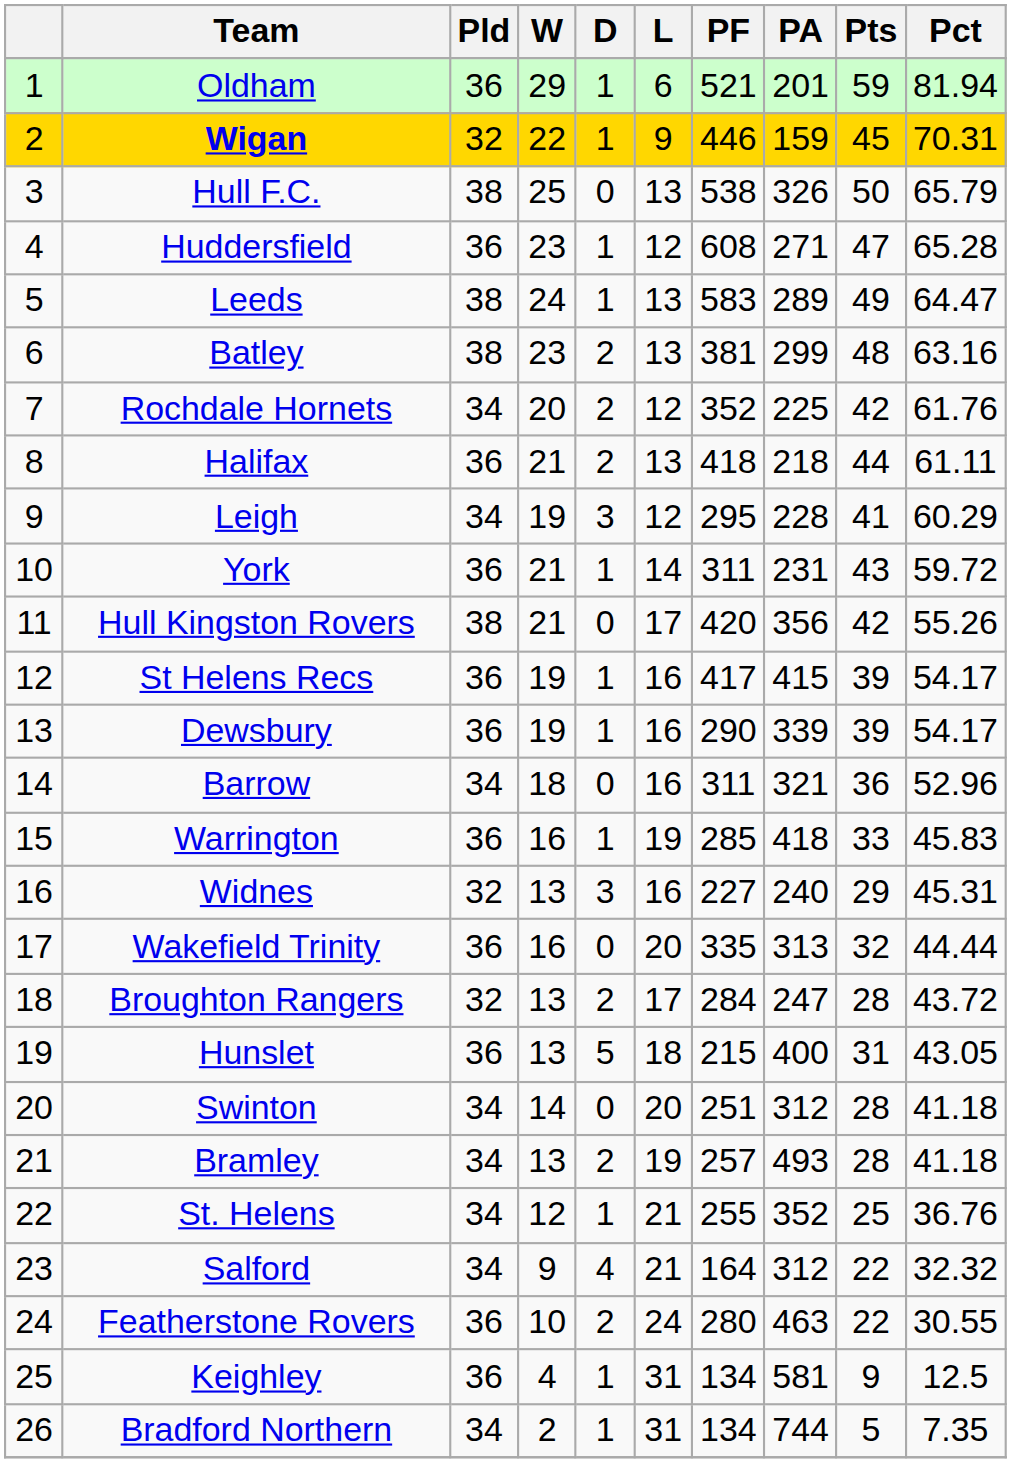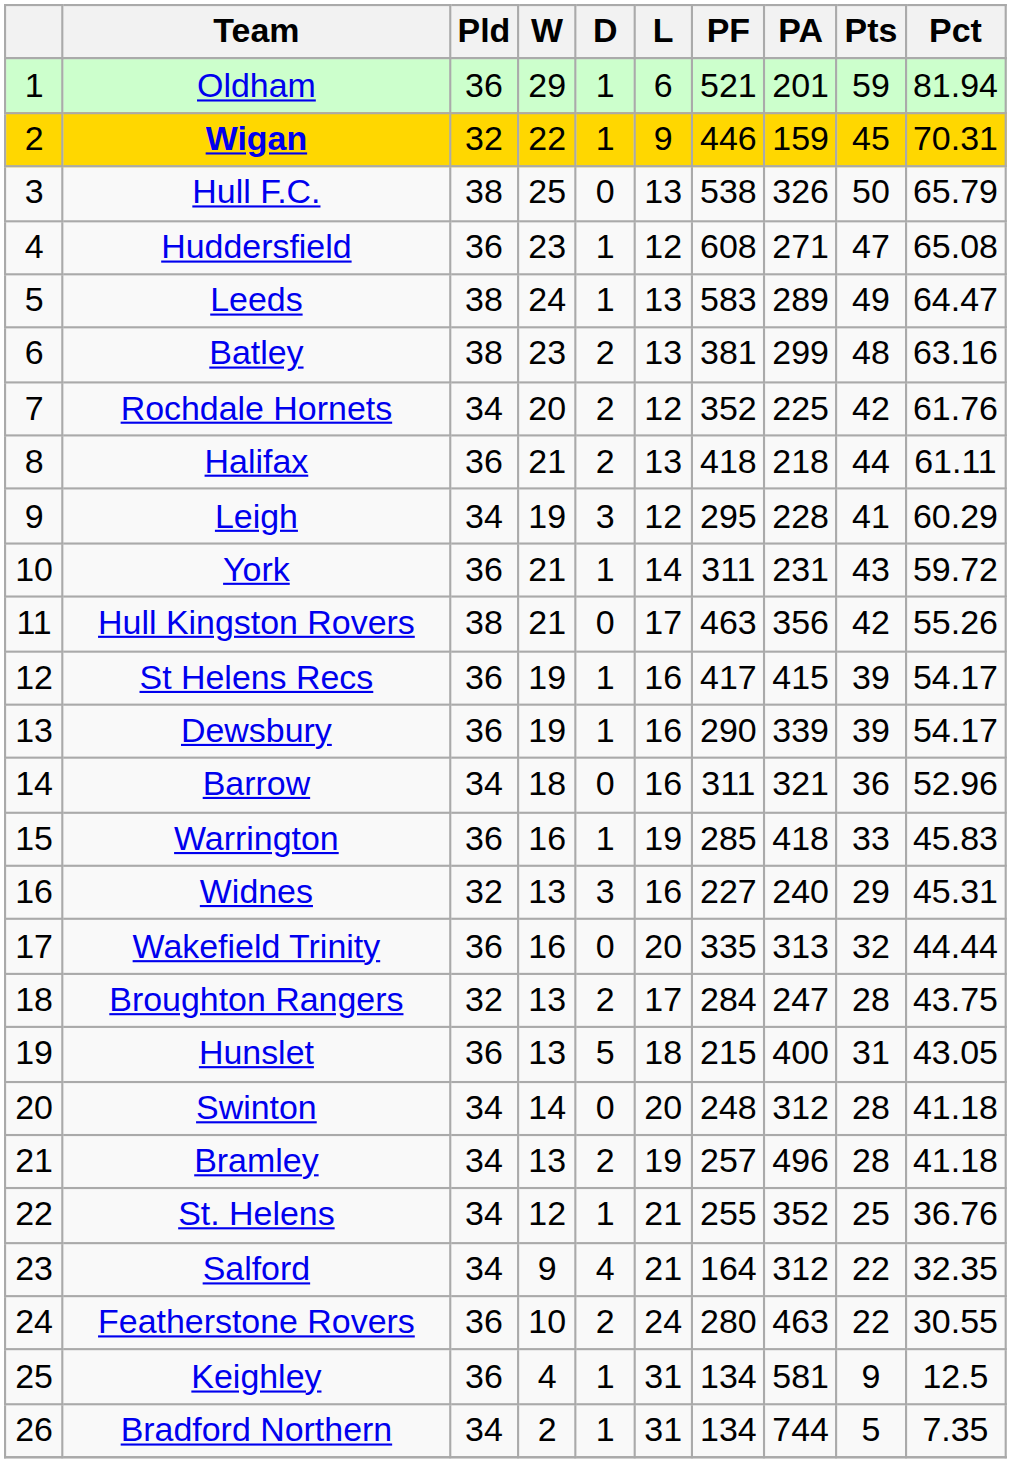(955, 246) 65.28 -> (955, 246) 65.08
(728, 623) 420 -> (728, 623) 463
(955, 999) 43.72 -> (955, 999) 43.75
(728, 1107) 251 -> (728, 1107) 248
(801, 1161) 493 -> (801, 1161) 496
(955, 1268) 32.32 -> (955, 1268) 32.35
